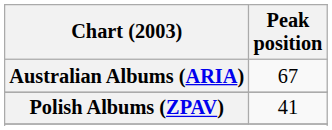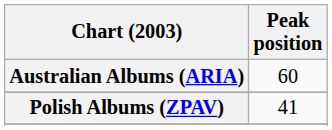(288, 75) 67 -> (288, 75) 60
